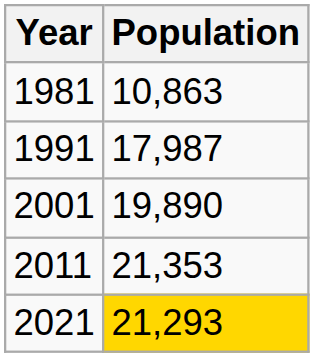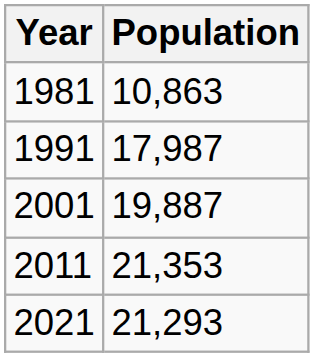(167, 206) 19,890 -> (167, 206) 19,887
(167, 322) gold background -> (167, 322) no background
